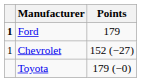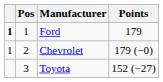+ column: (26, 13)
(112, 50) 152 (−27) -> (134, 50) 179 (−0)
(112, 68) 179 (−0) -> (134, 68) 152 (−27)
